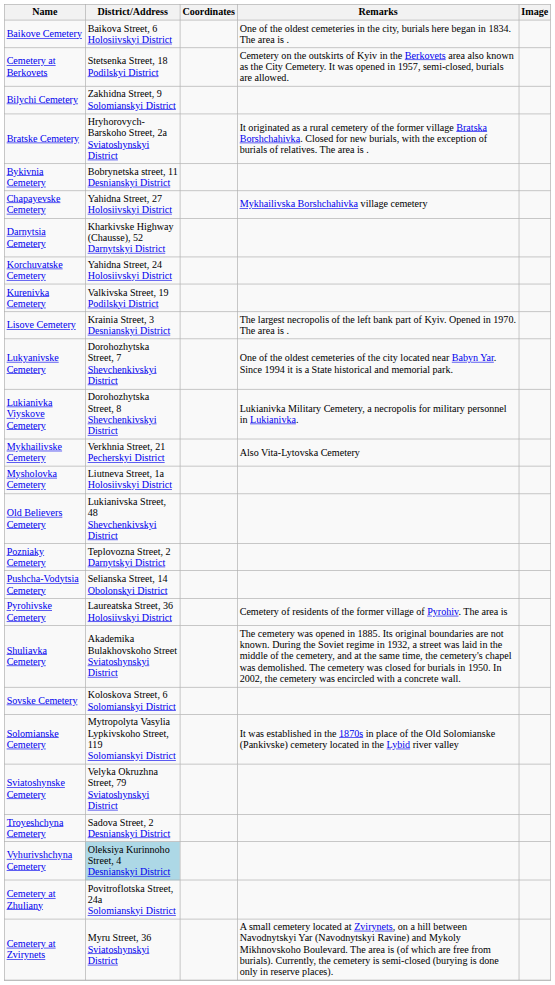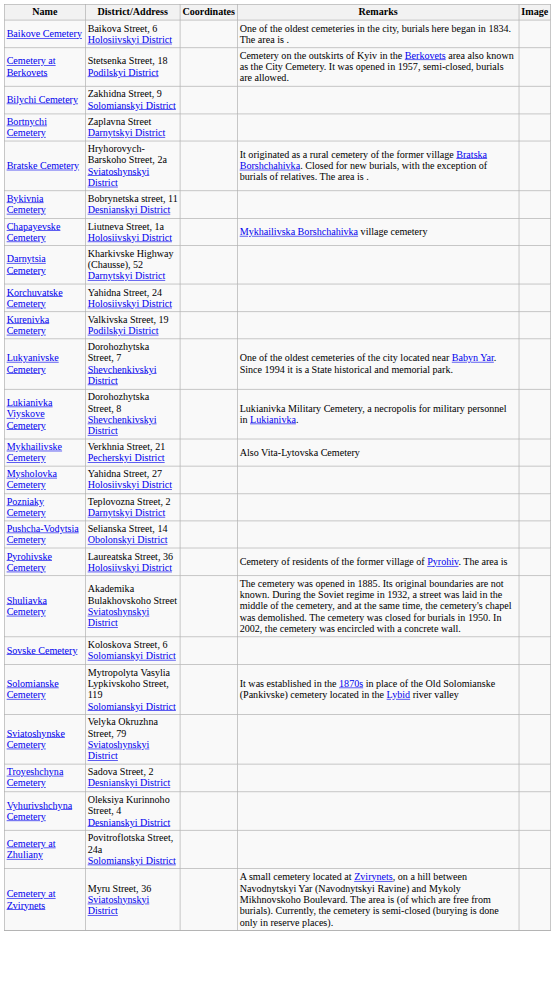+ row: (27, 127)
(130, 204) Yahidna Street, 27 Holosiivskyi District -> (130, 232) Liutneva Street, 1a Holosiivskyi District
- row: (41, 325)
(130, 480) Liutneva Street, 1a Holosiivskyi District -> (130, 480) Yahidna Street, 27 Holosiivskyi District
- row: (34, 518)
(129, 861) lightblue background -> (129, 811) no background
